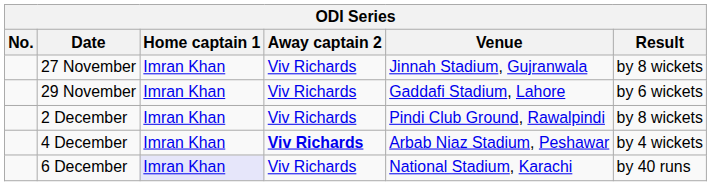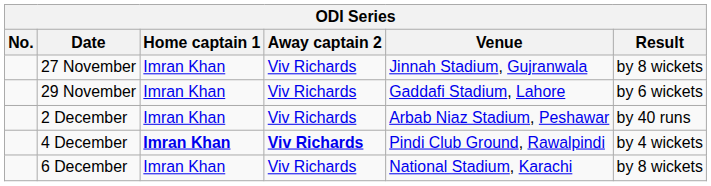(497, 117) Pindi Club Ground, Rawalpindi -> (499, 117) Arbab Niaz Stadium, Peshawar
(660, 117) by 8 wickets -> (654, 117) by 40 runs
(184, 142) normal -> (187, 142) bold
(499, 142) Arbab Niaz Stadium, Peshawar -> (497, 142) Pindi Club Ground, Rawalpindi
(184, 167) lavender background -> (184, 167) no background
(654, 167) by 40 runs -> (660, 167) by 8 wickets
